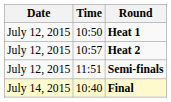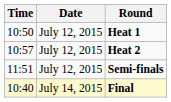columns swapped: (39, 13) <-> (89, 13)
